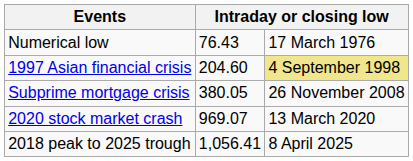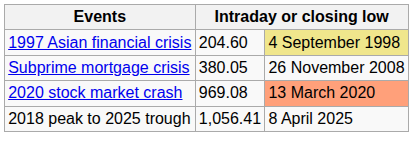- row: (58, 42)
(223, 118) 969.07 -> (223, 93) 969.08
(322, 118) no background -> (322, 93) lightsalmon background
